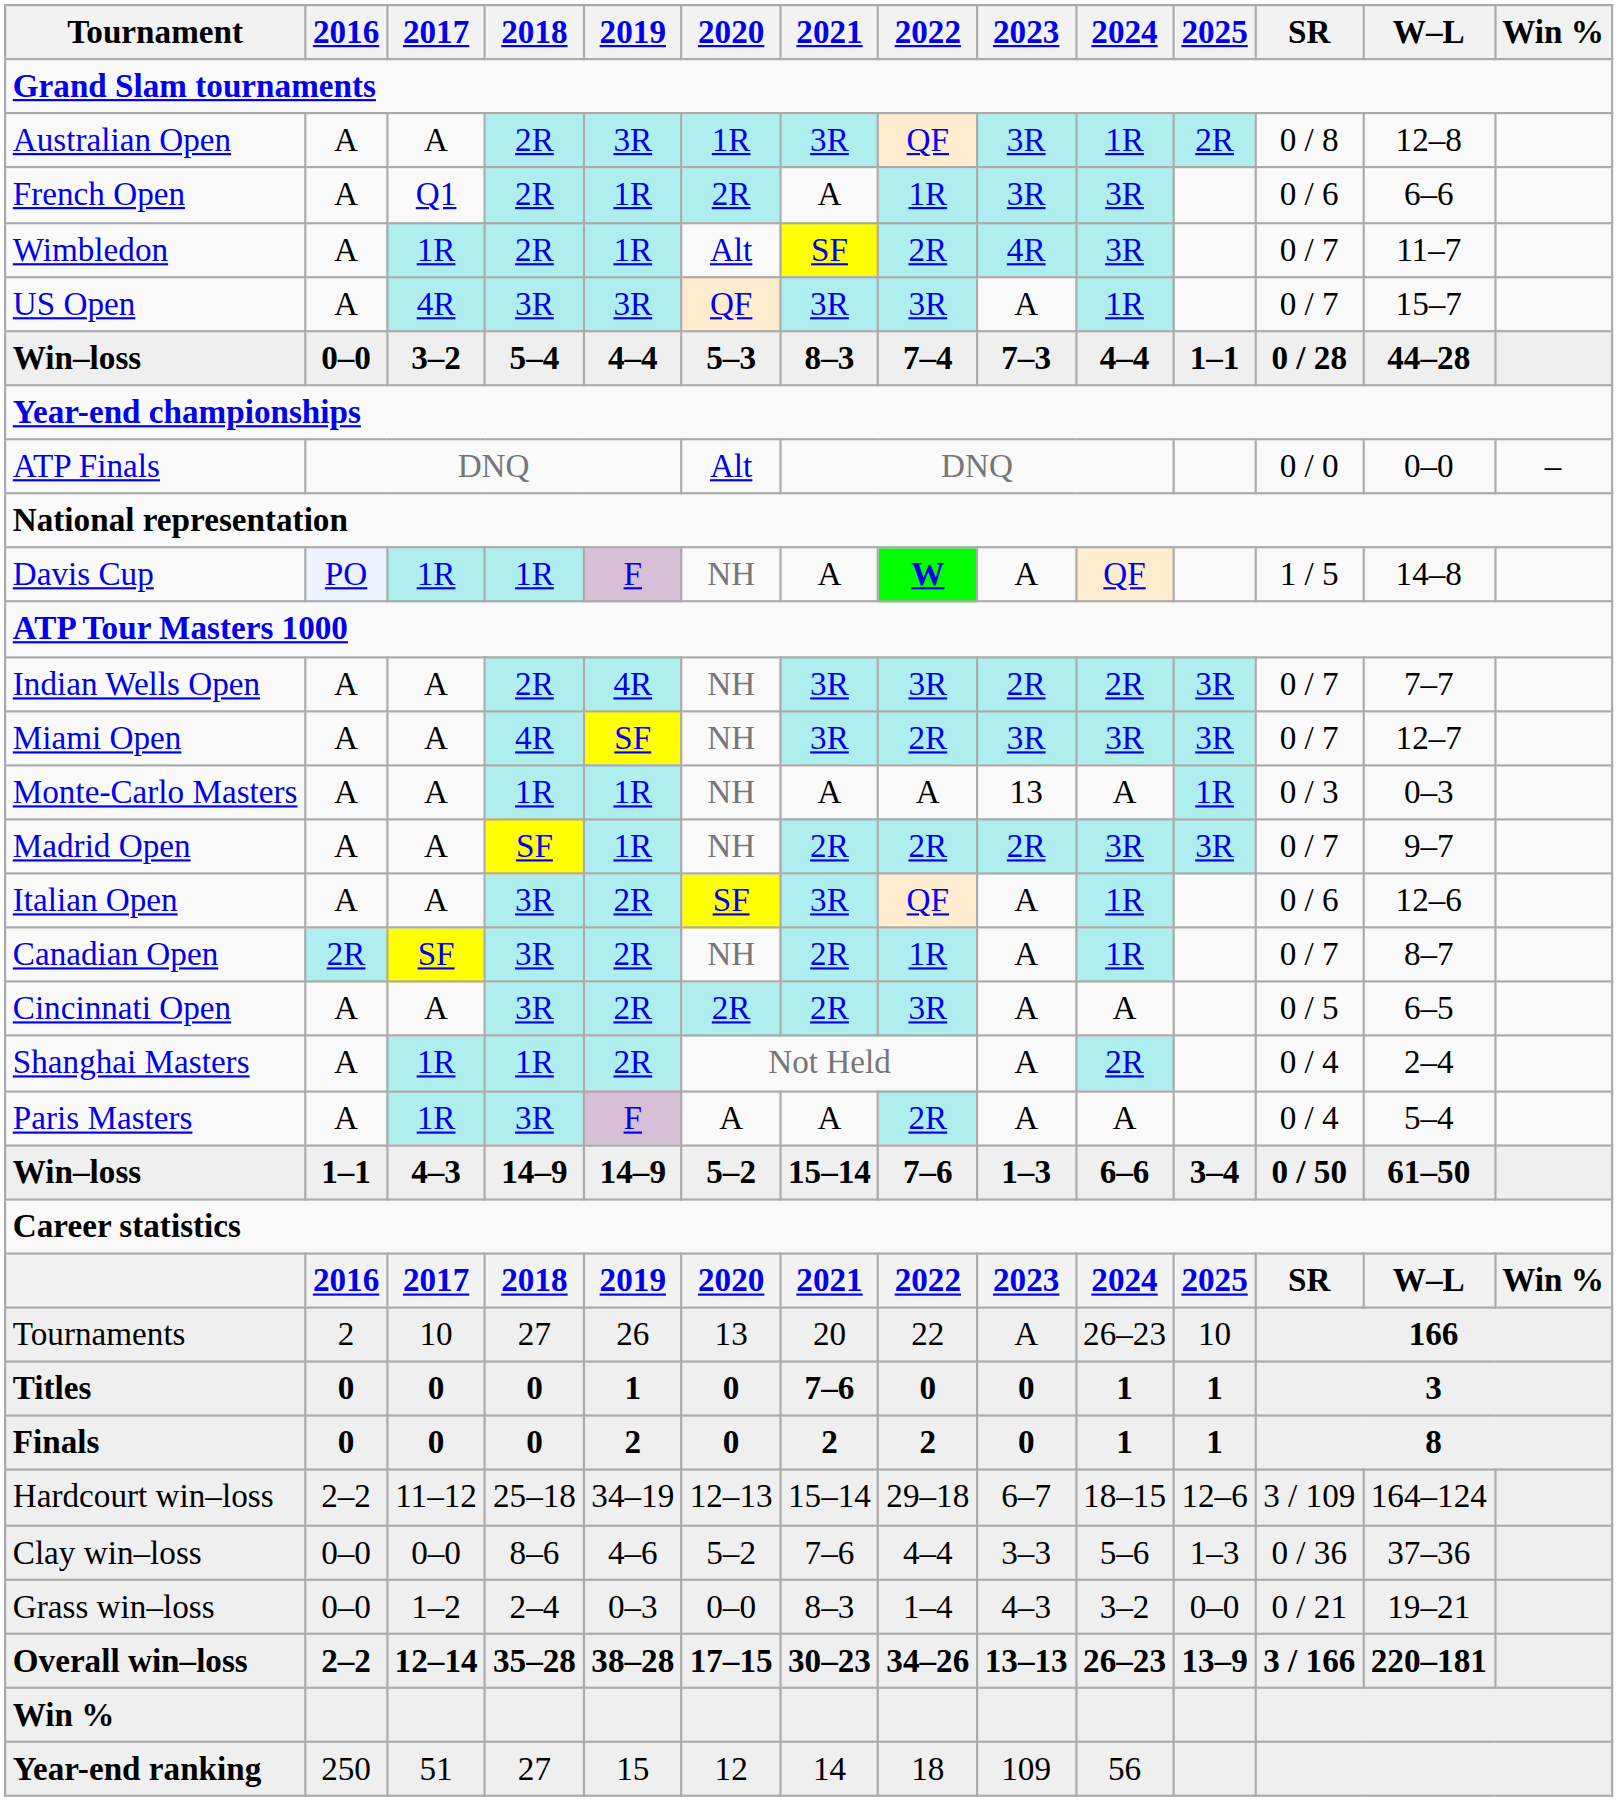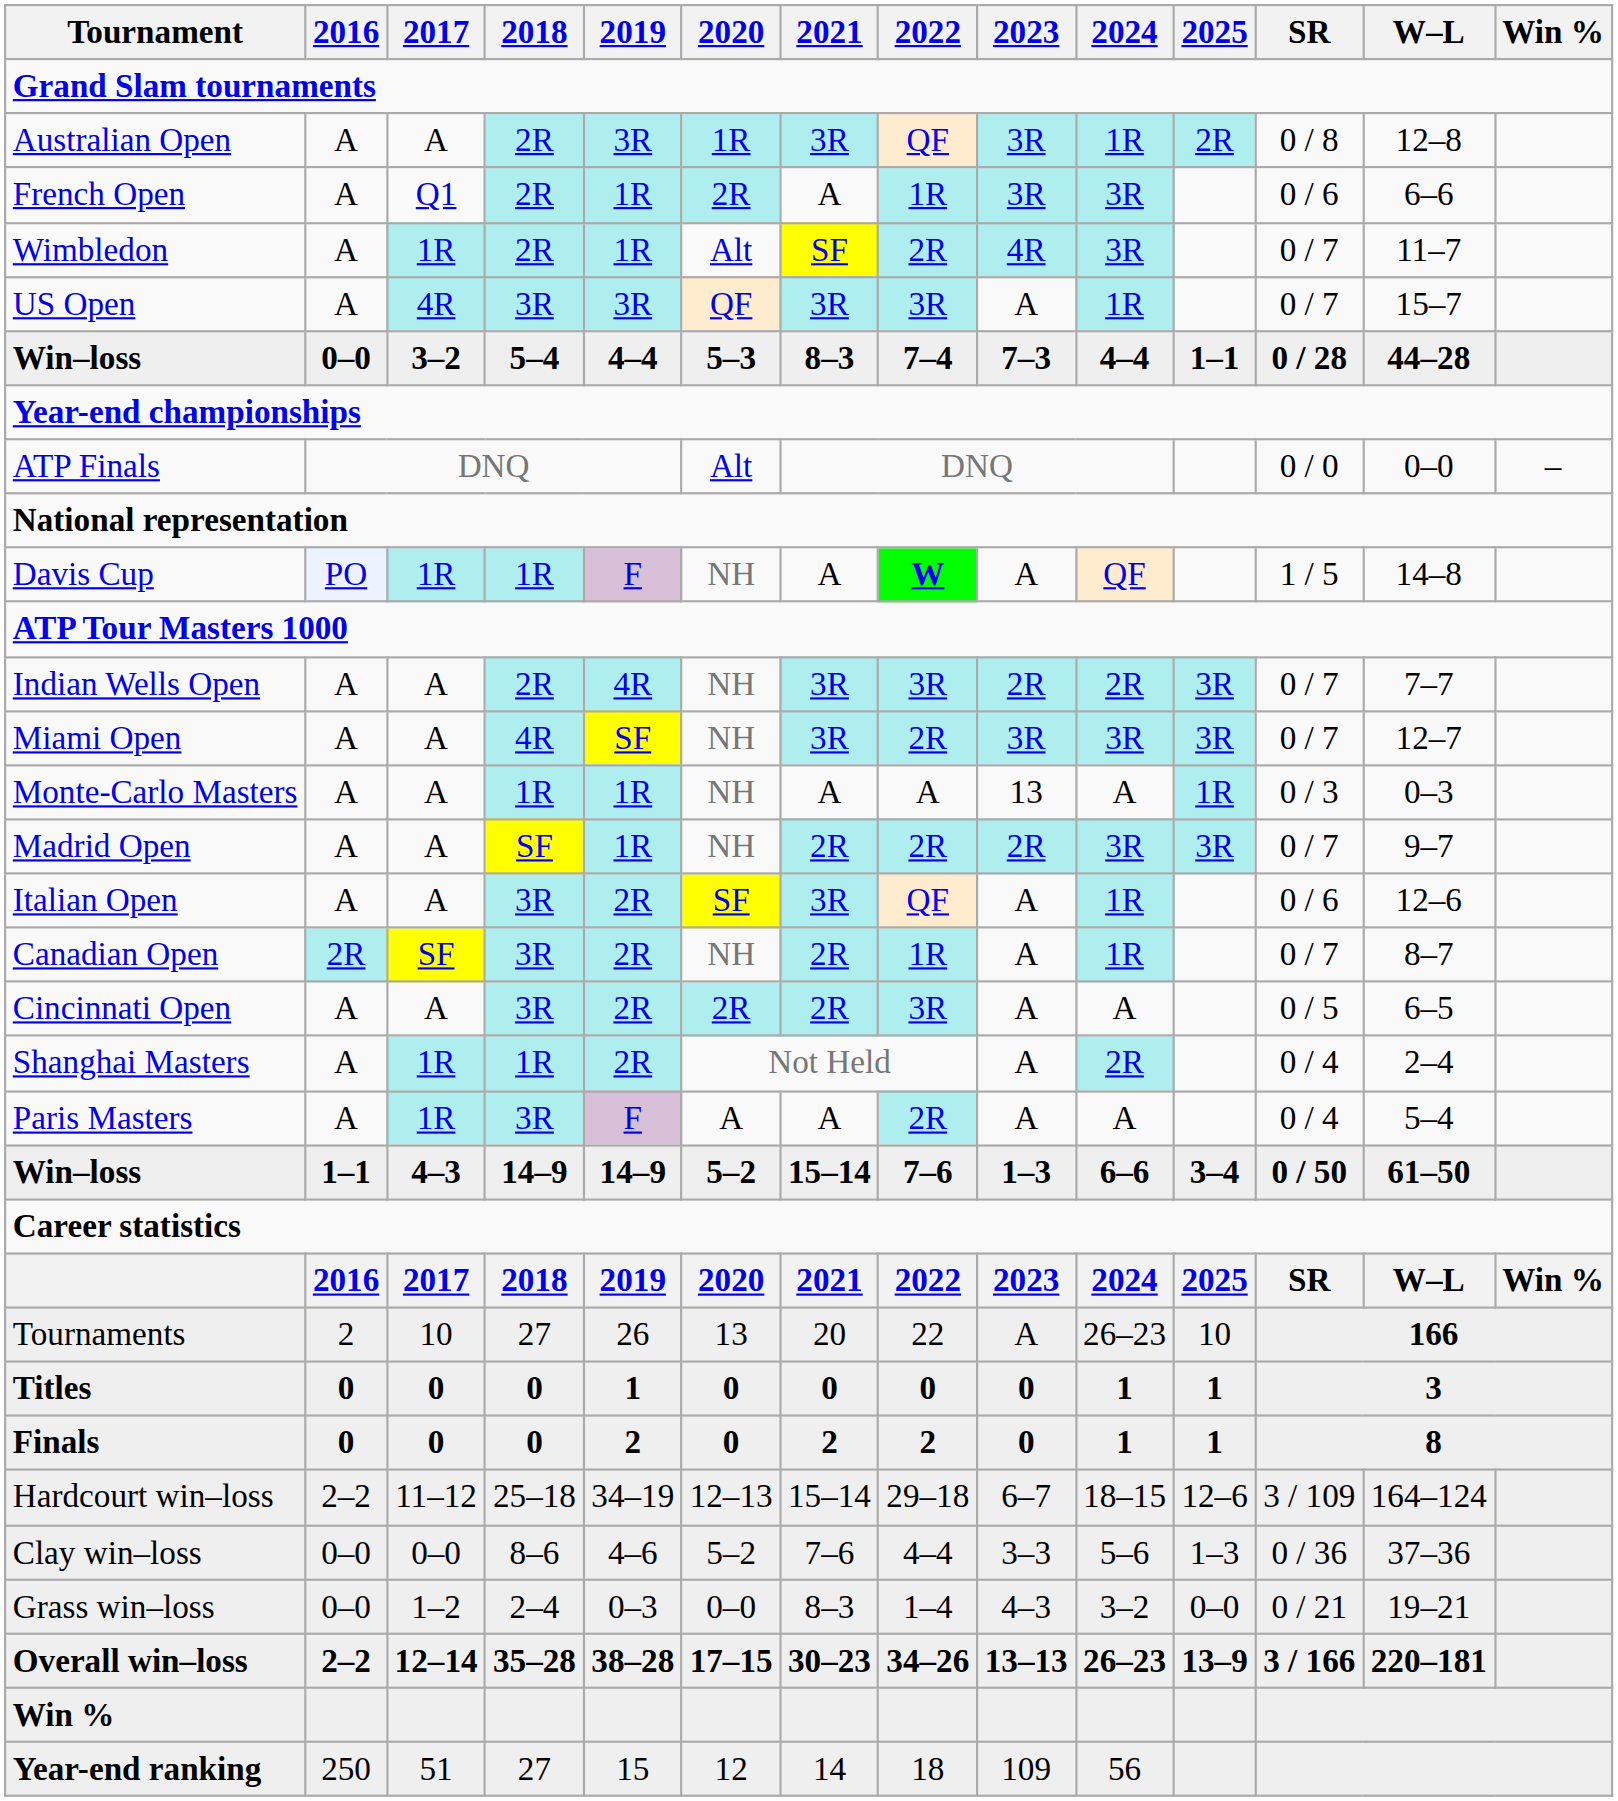(829, 1388) 7–6 -> (829, 1388) 0
